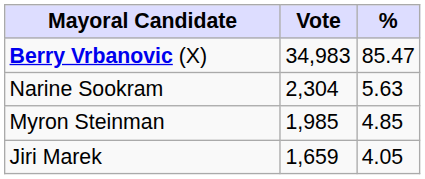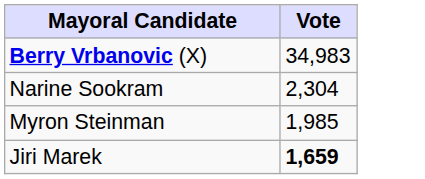- column: (388, 21)
(312, 156) normal -> (312, 156) bold
